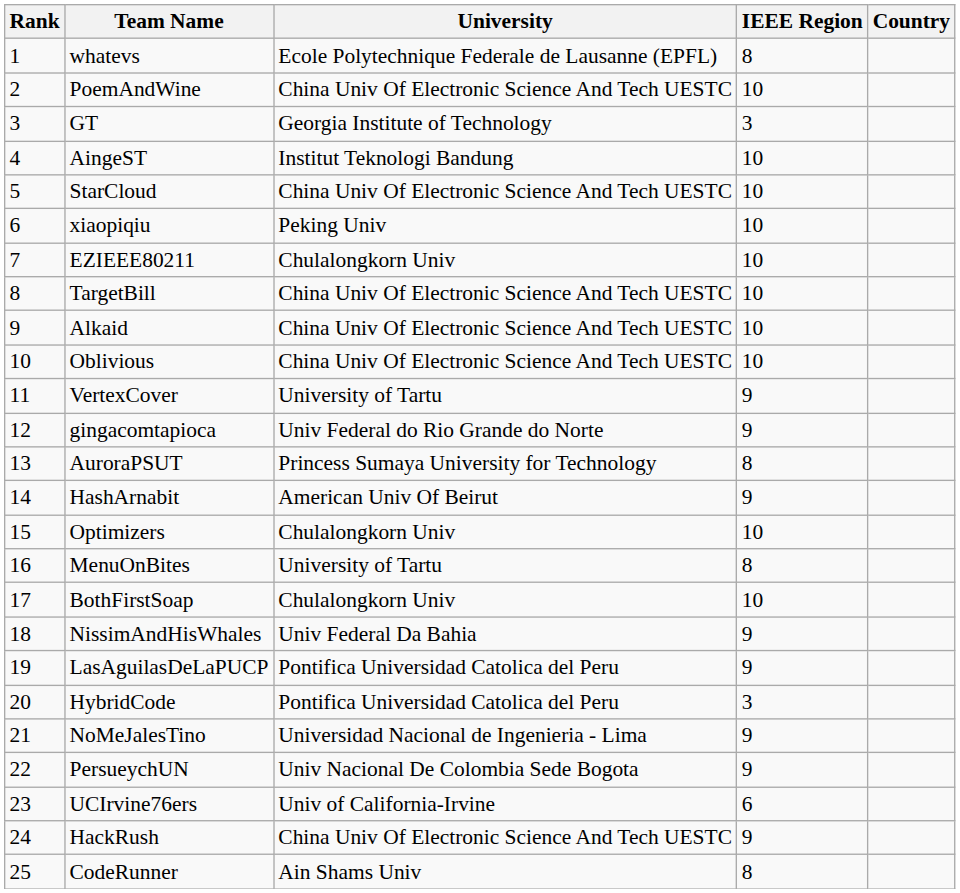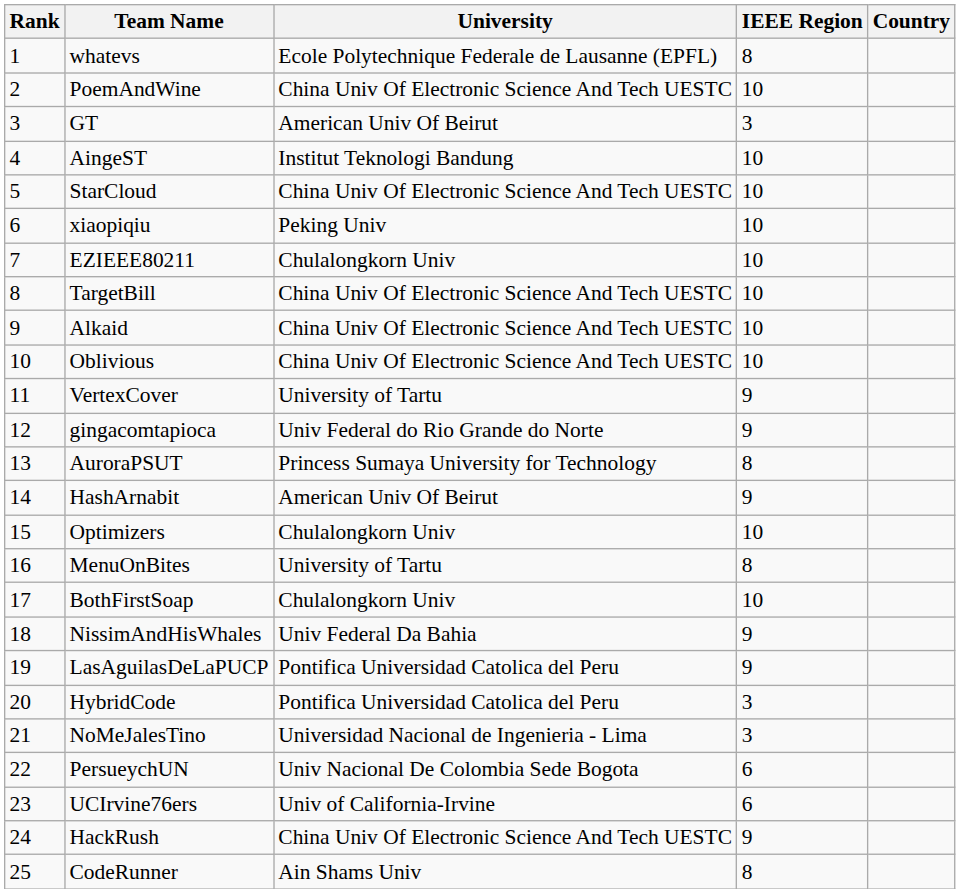(415, 123) Georgia Institute of Technology -> (388, 123) American Univ Of Beirut
(747, 735) 9 -> (747, 735) 3
(747, 769) 9 -> (747, 769) 6
